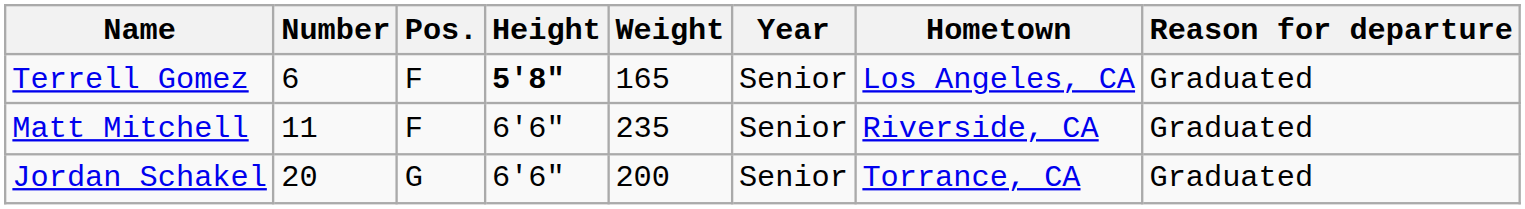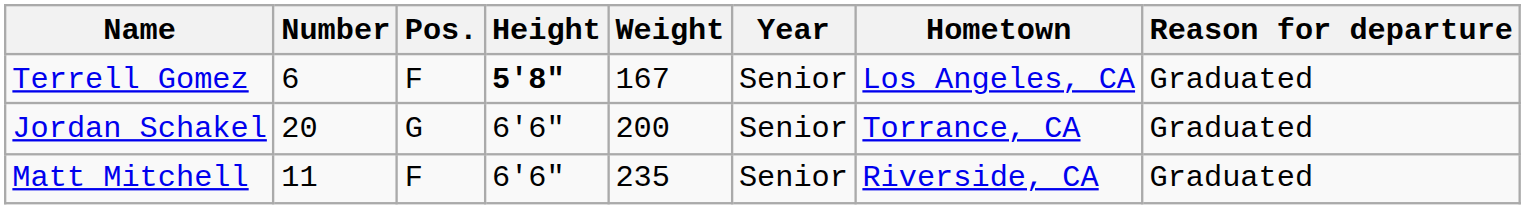(643, 79) 165 -> (643, 79) 167
rows swapped: (131, 129) <-> (140, 178)
